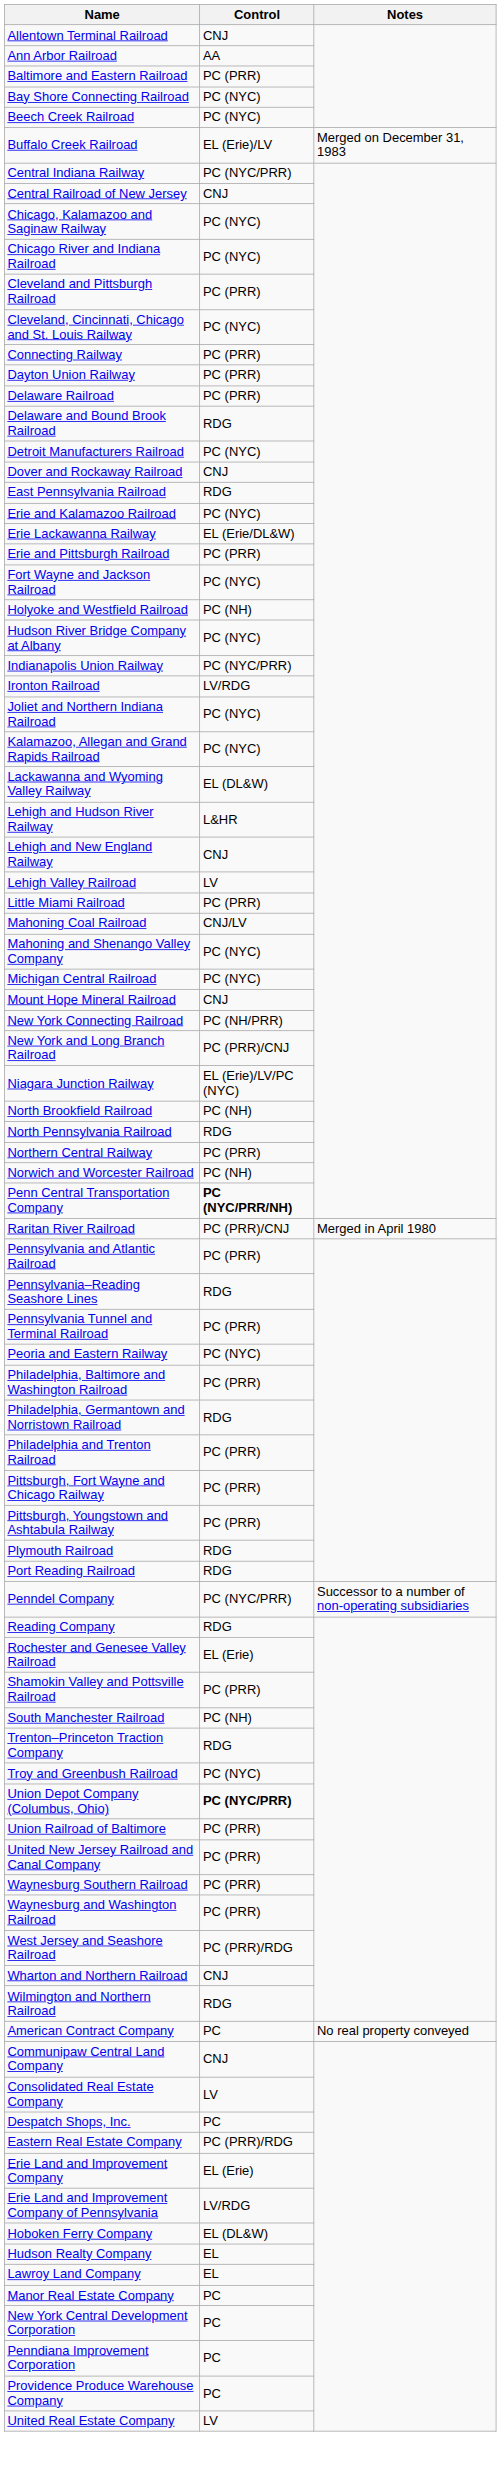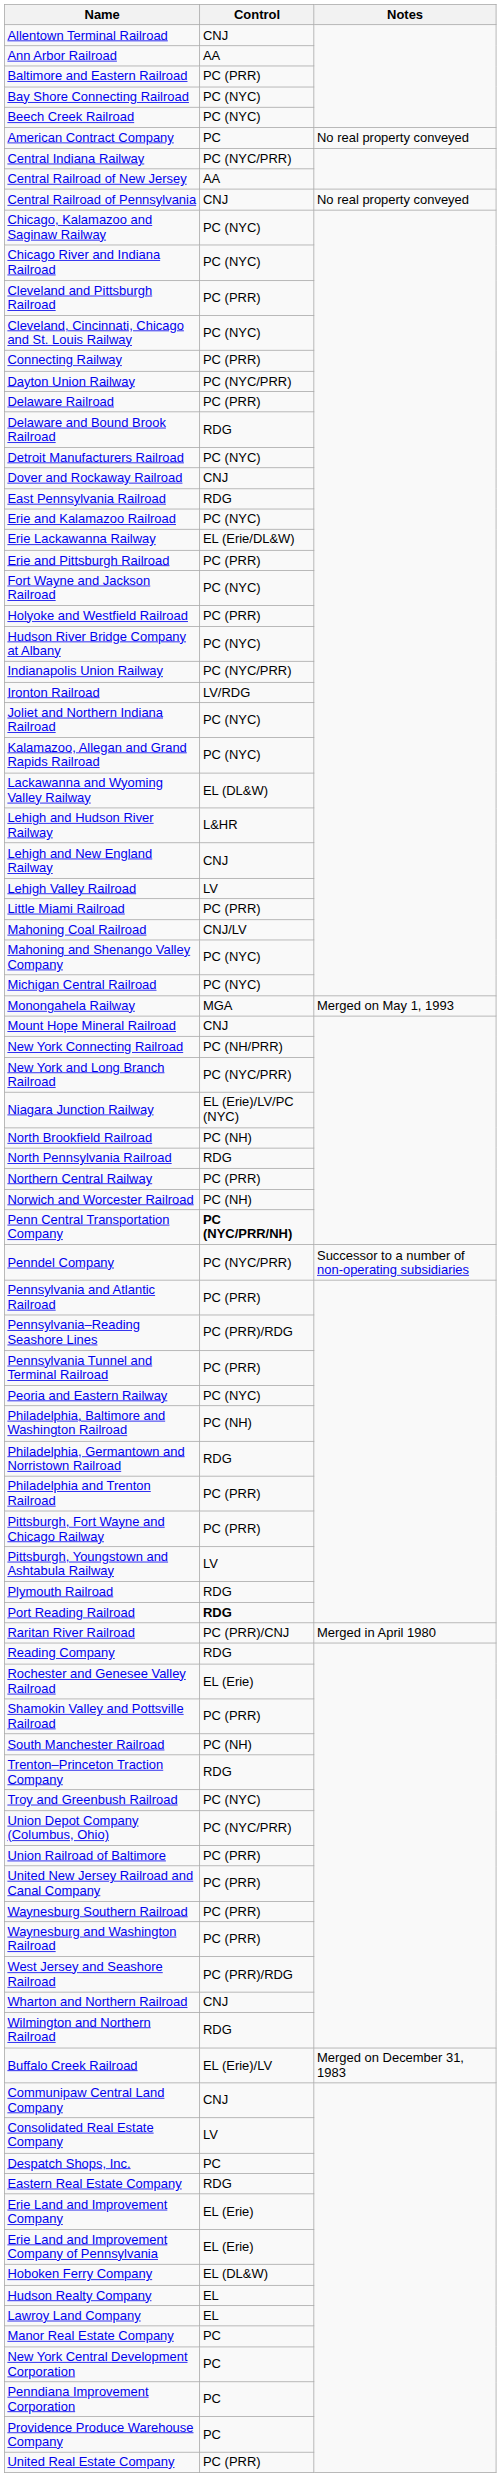rows swapped: (72, 145) <-> (91, 2031)
(216, 193) CNJ -> (212, 179) AA
+ row: (102, 199)
(232, 375) PC (PRR) -> (247, 381) PC (NYC/PRR)
(227, 610) PC (NH) -> (232, 616) PC (PRR)
+ row: (71, 1005)
(246, 1048) PC (PRR)/CNJ -> (247, 1074) PC (NYC/PRR)
rows swapped: (61, 1599) <-> (71, 1228)
(217, 1291) RDG -> (248, 1332) PC (PRR)/RDG
(232, 1382) PC (PRR) -> (227, 1423) PC (NH)
(232, 1522) PC (PRR) -> (210, 1564) LV
(217, 1571) normal -> (217, 1612) bold
(247, 1801) bold -> (247, 1827) normal
(248, 2142) PC (PRR)/RDG -> (217, 2183) RDG
(227, 2205) LV/RDG -> (228, 2246) EL (Erie)
(210, 2421) LV -> (232, 2462) PC (PRR)
